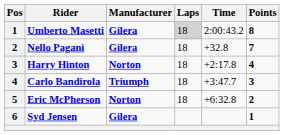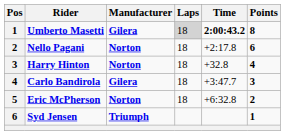(224, 30) normal -> (224, 30) bold
(123, 47) Gilera -> (125, 47) Norton
(216, 47) +32.8 -> (220, 47) +2:17.8
(251, 47) 7 -> (252, 47) 6
(220, 65) +2:17.8 -> (216, 65) +32.8
(129, 82) Triumph -> (123, 82) Gilera
(123, 117) Gilera -> (129, 117) Triumph
